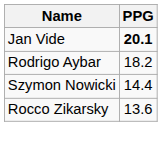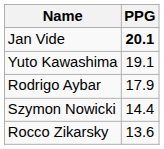+ row: (63, 62)
(138, 62) 18.2 -> (140, 86) 17.9
